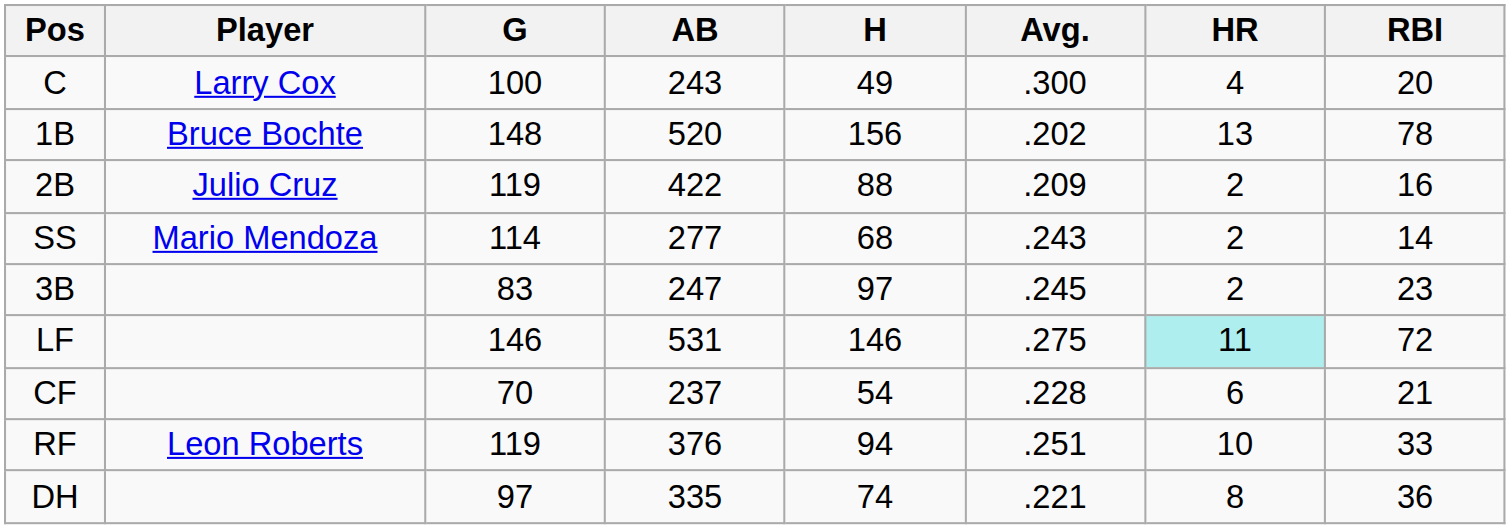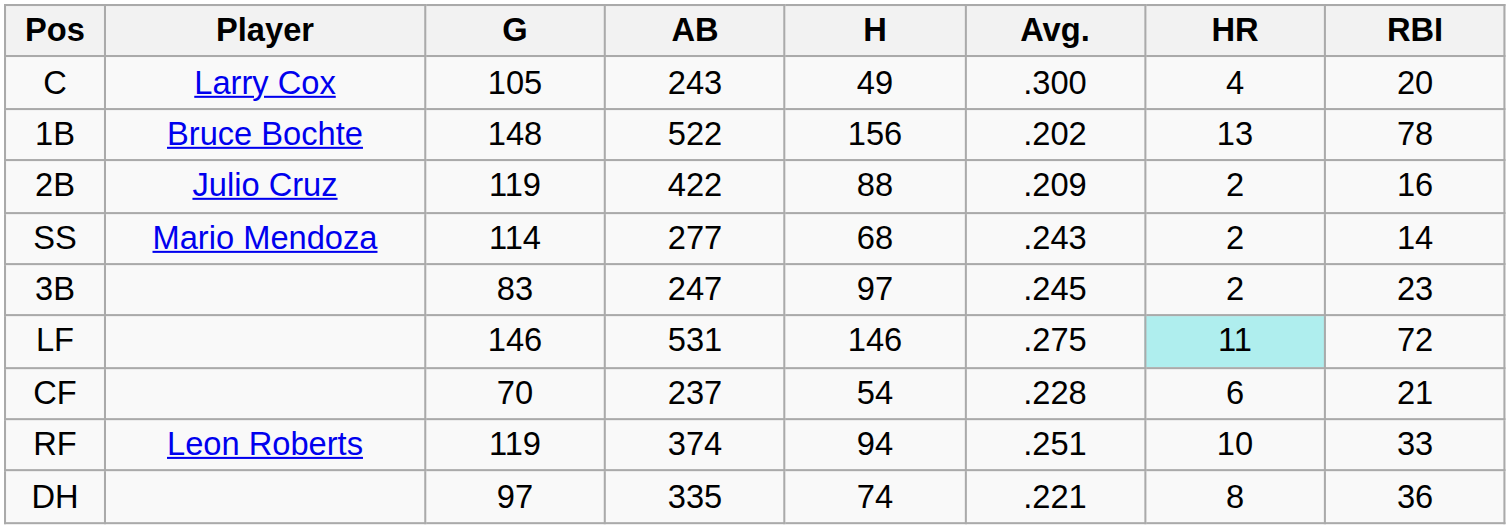(515, 82) 100 -> (515, 82) 105
(695, 133) 520 -> (695, 133) 522
(695, 444) 376 -> (695, 444) 374
